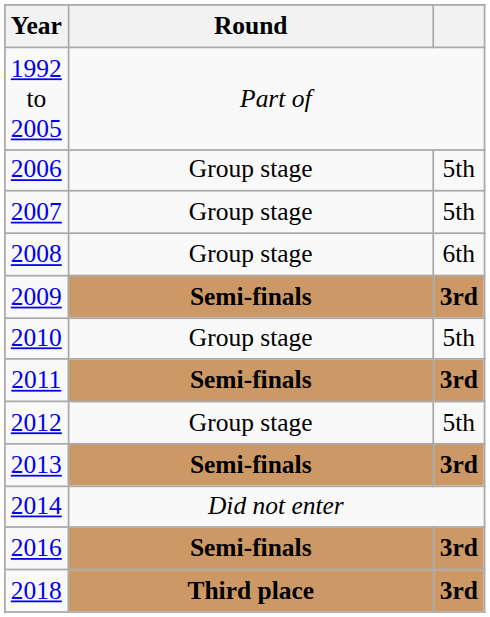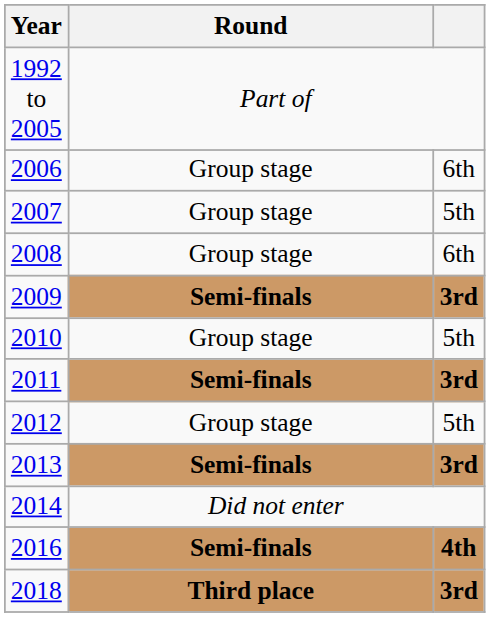(459, 170) 5th -> (459, 170) 6th
(459, 548) 3rd -> (459, 548) 4th
